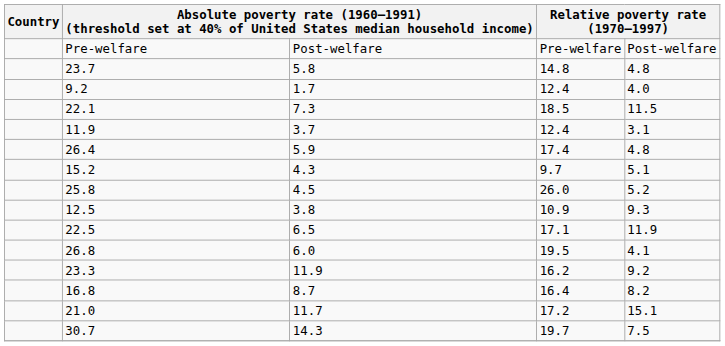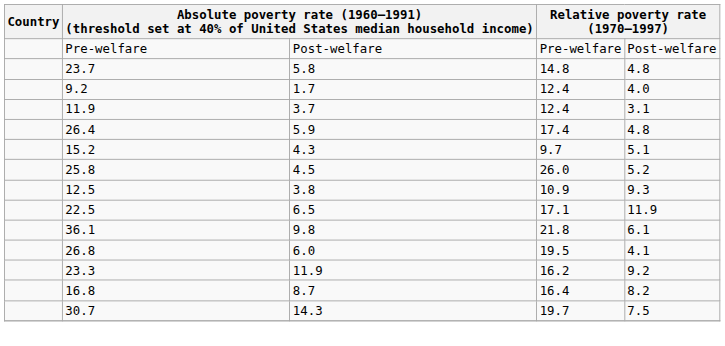- row: (80, 109)
+ row: (80, 230)
- row: (80, 311)
